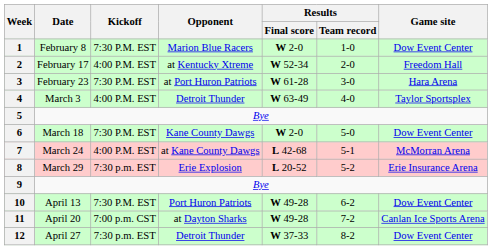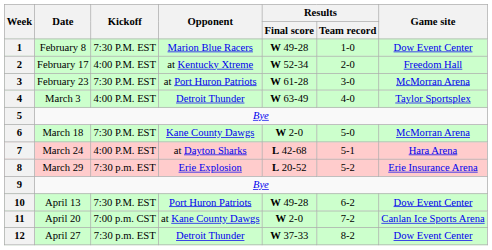(289, 47) W 2-0 -> (289, 47) W 49-28
(433, 81) Hara Arena -> (433, 81) McMorran Arena
(433, 133) Dow Event Center -> (433, 133) McMorran Arena
(210, 150) at Kane County Dawgs -> (210, 150) at Dayton Sharks
(433, 150) McMorran Arena -> (433, 150) Hara Arena
(210, 219) at Dayton Sharks -> (210, 219) at Kane County Dawgs
(289, 219) W 49-28 -> (289, 219) W 2-0
